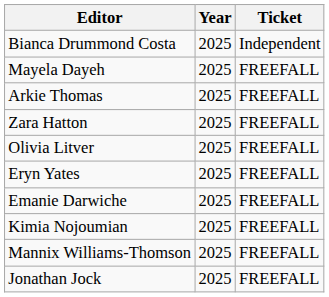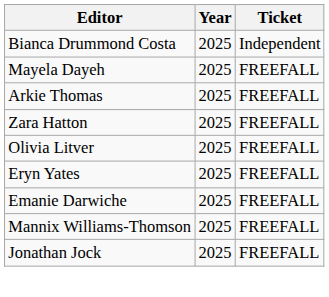- row: (68, 226)
